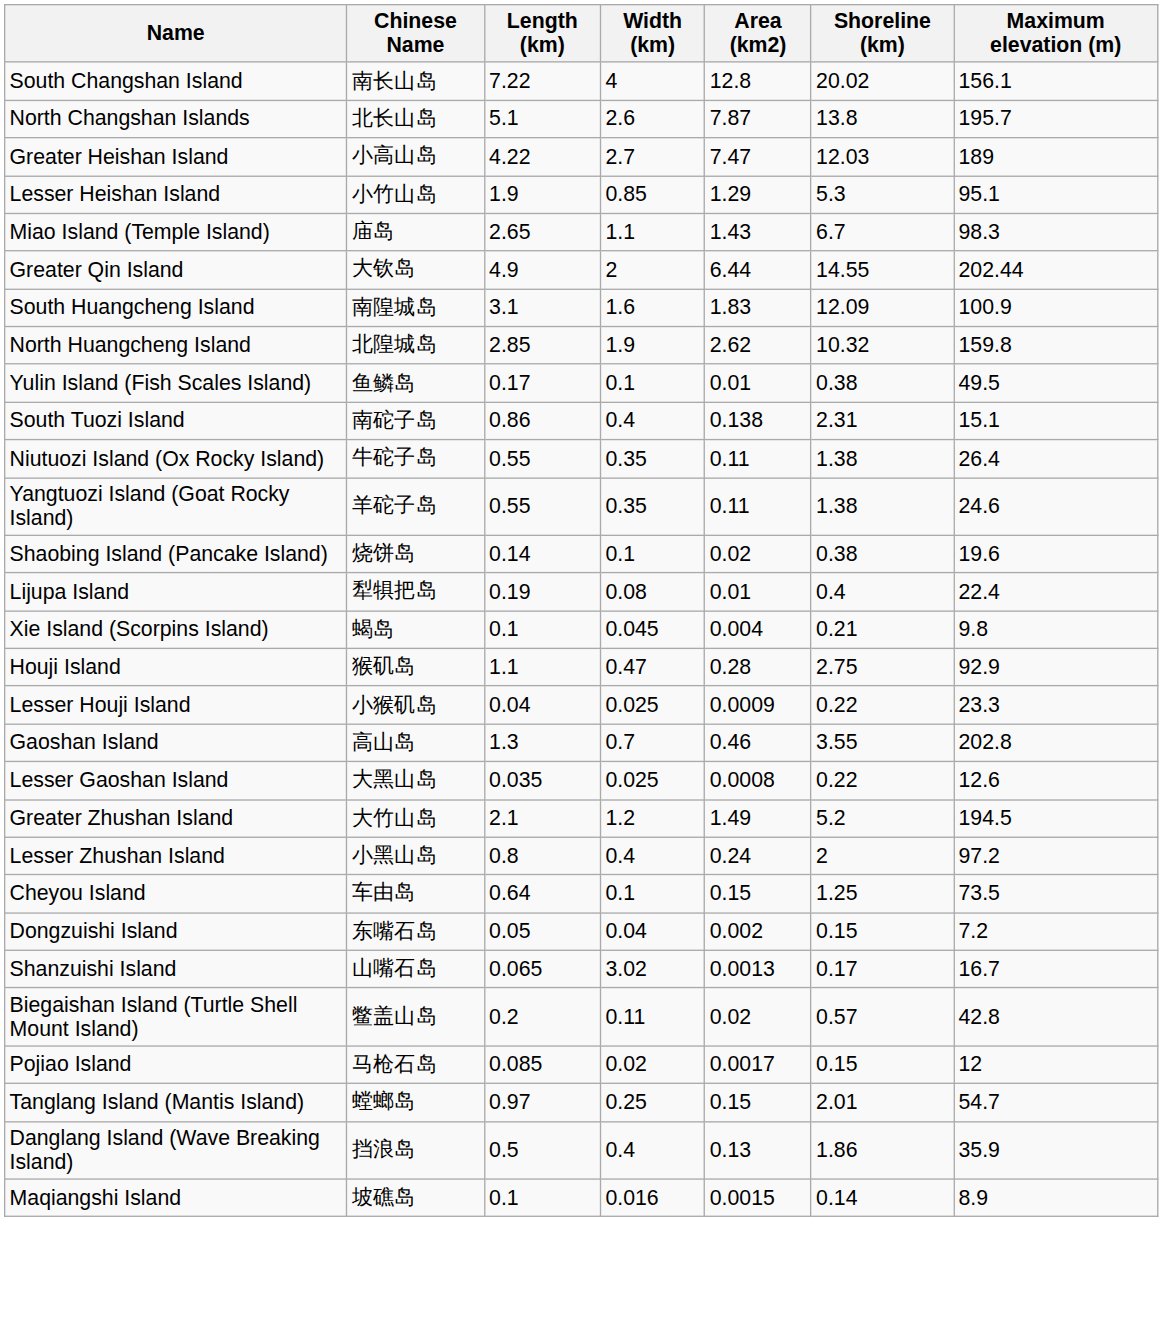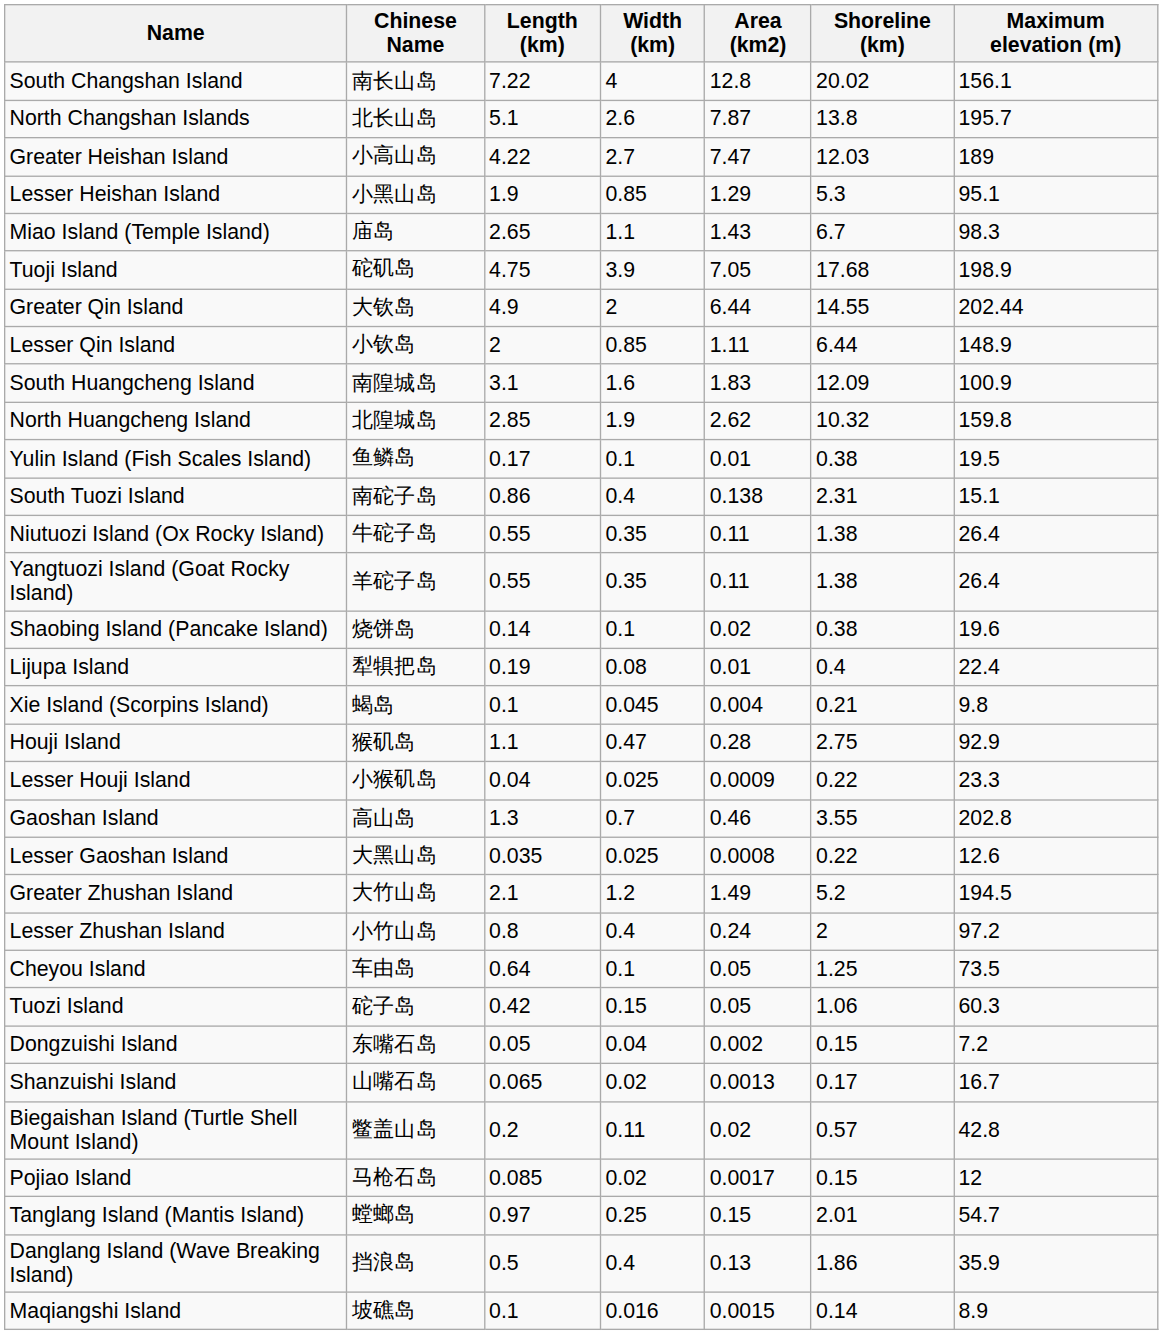(394, 193) 小竹山岛 -> (394, 193) 小黑山岛
+ row: (64, 269)
+ row: (92, 345)
(979, 382) 49.5 -> (979, 458) 19.5
(979, 506) 24.6 -> (979, 581) 26.4
(394, 855) 小黑山岛 -> (394, 930) 小竹山岛
(730, 893) 0.15 -> (730, 968) 0.05
+ row: (67, 1006)
(626, 968) 3.02 -> (626, 1082) 0.02
